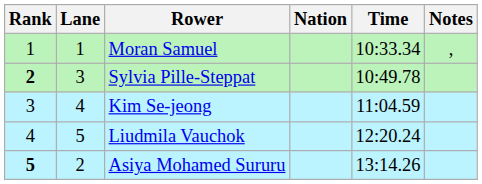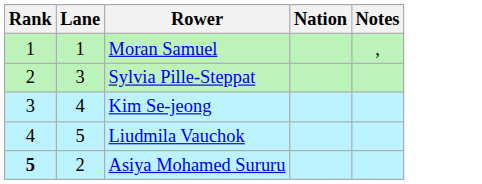- column: (388, 19)
(30, 77) bold -> (30, 77) normal
